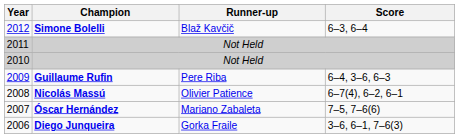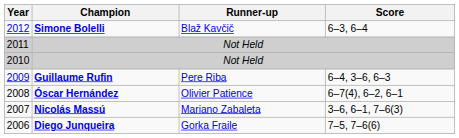(70, 94) Nicolás Massú -> (76, 94) Óscar Hernández
(76, 110) Óscar Hernández -> (70, 110) Nicolás Massú
(354, 110) 7–5, 7–6(6) -> (365, 110) 3–6, 6–1, 7–6(3)
(365, 126) 3–6, 6–1, 7–6(3) -> (354, 126) 7–5, 7–6(6)
